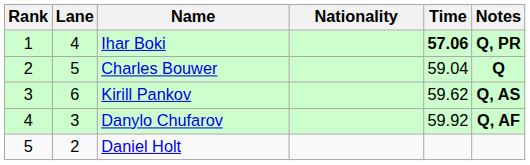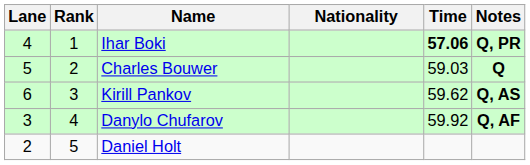columns swapped: (28, 17) <-> (75, 17)
(448, 69) 59.04 -> (448, 69) 59.03
